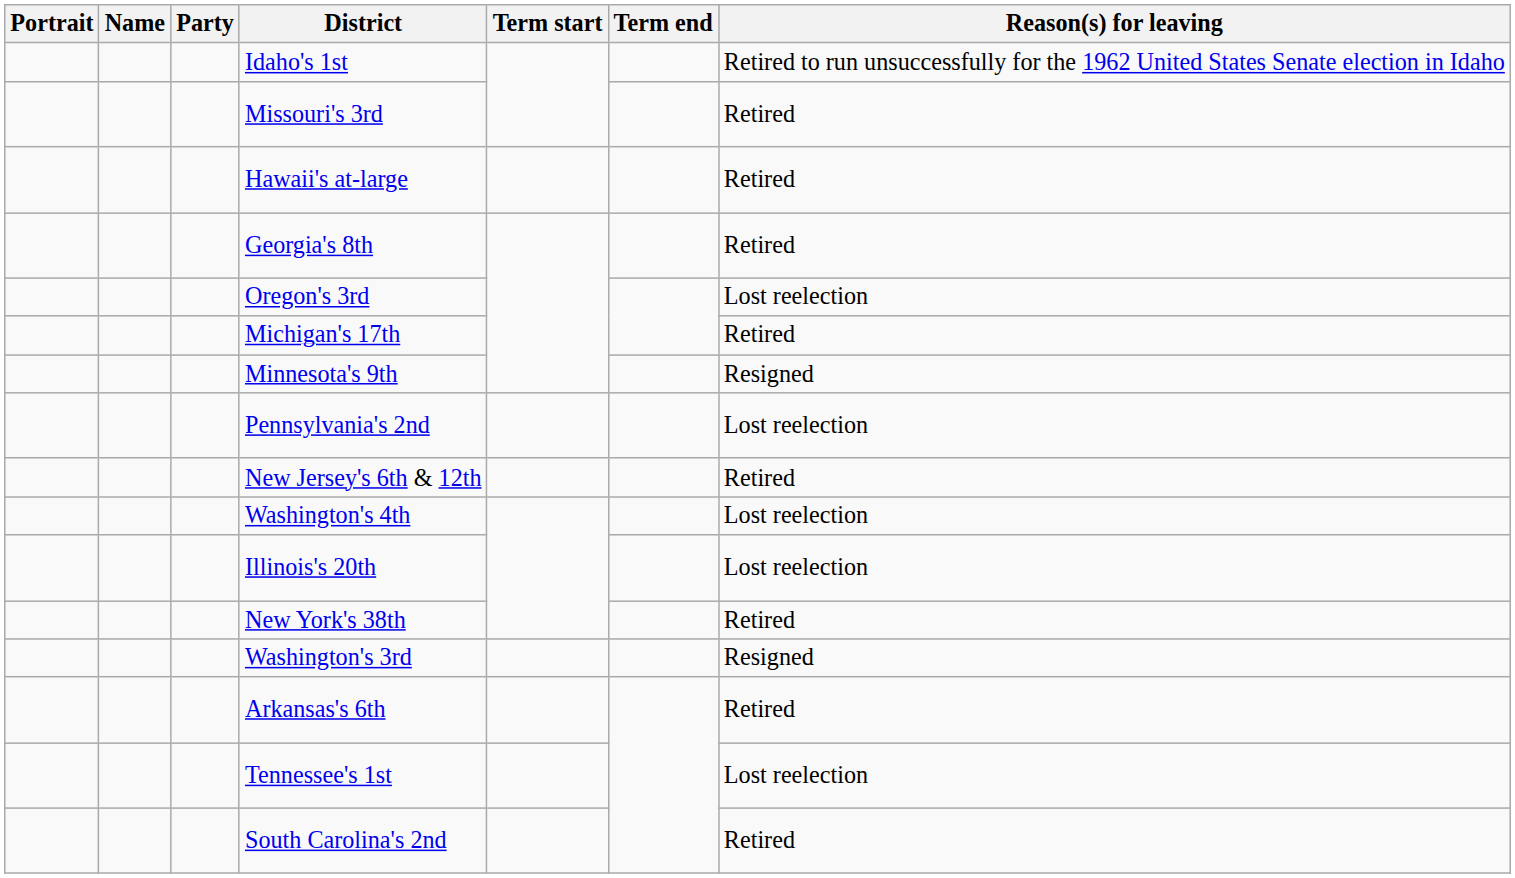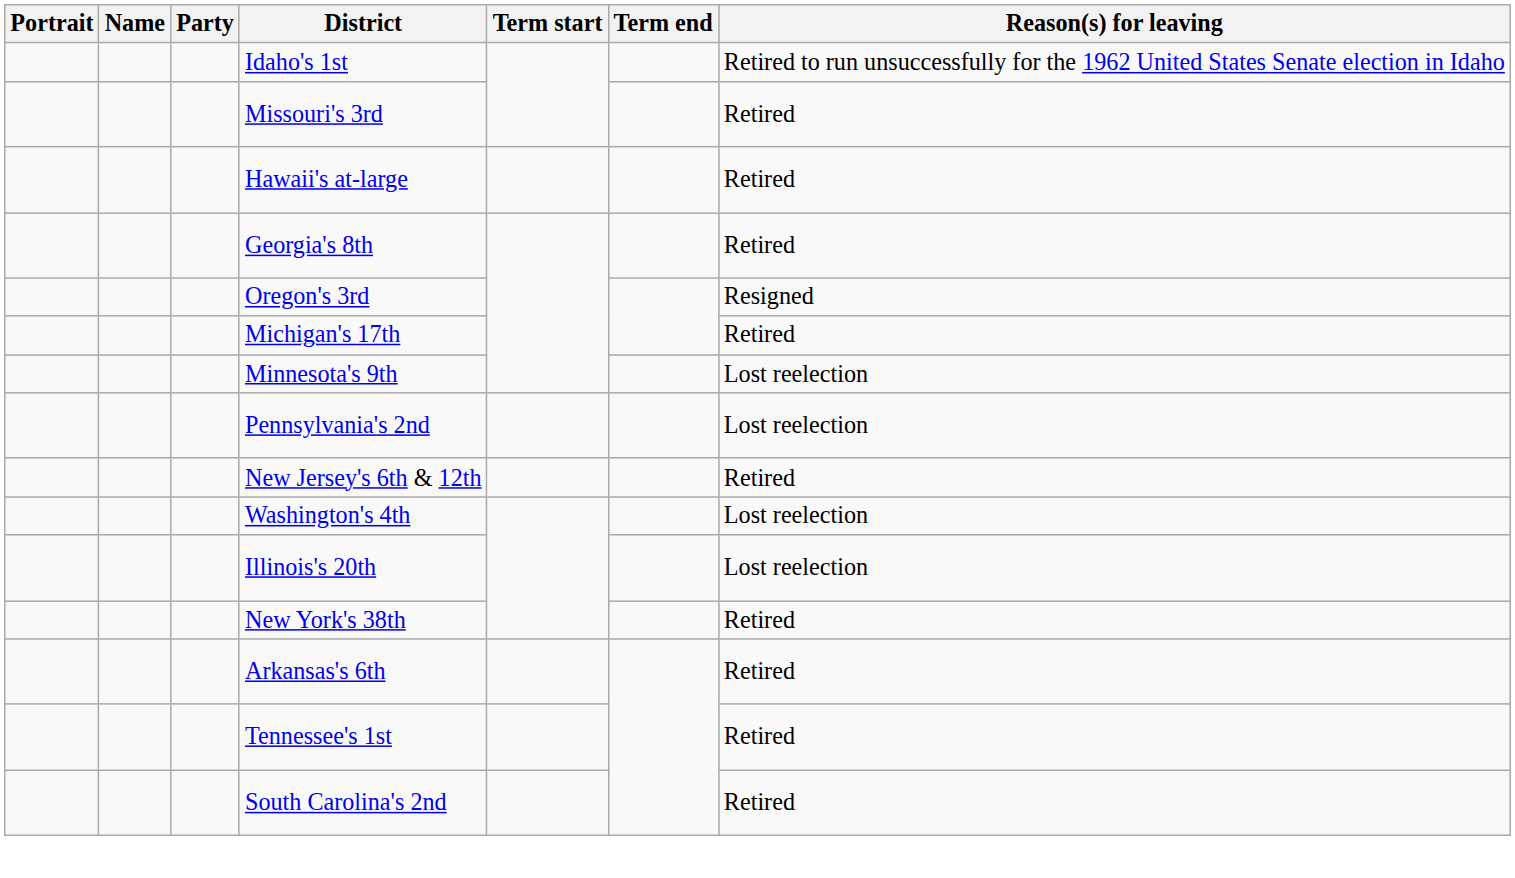(796, 296) Lost reelection -> (769, 296) Resigned
(769, 373) Resigned -> (796, 373) Lost reelection
- row: (328, 657)
(796, 775) Lost reelection -> (759, 736) Retired
